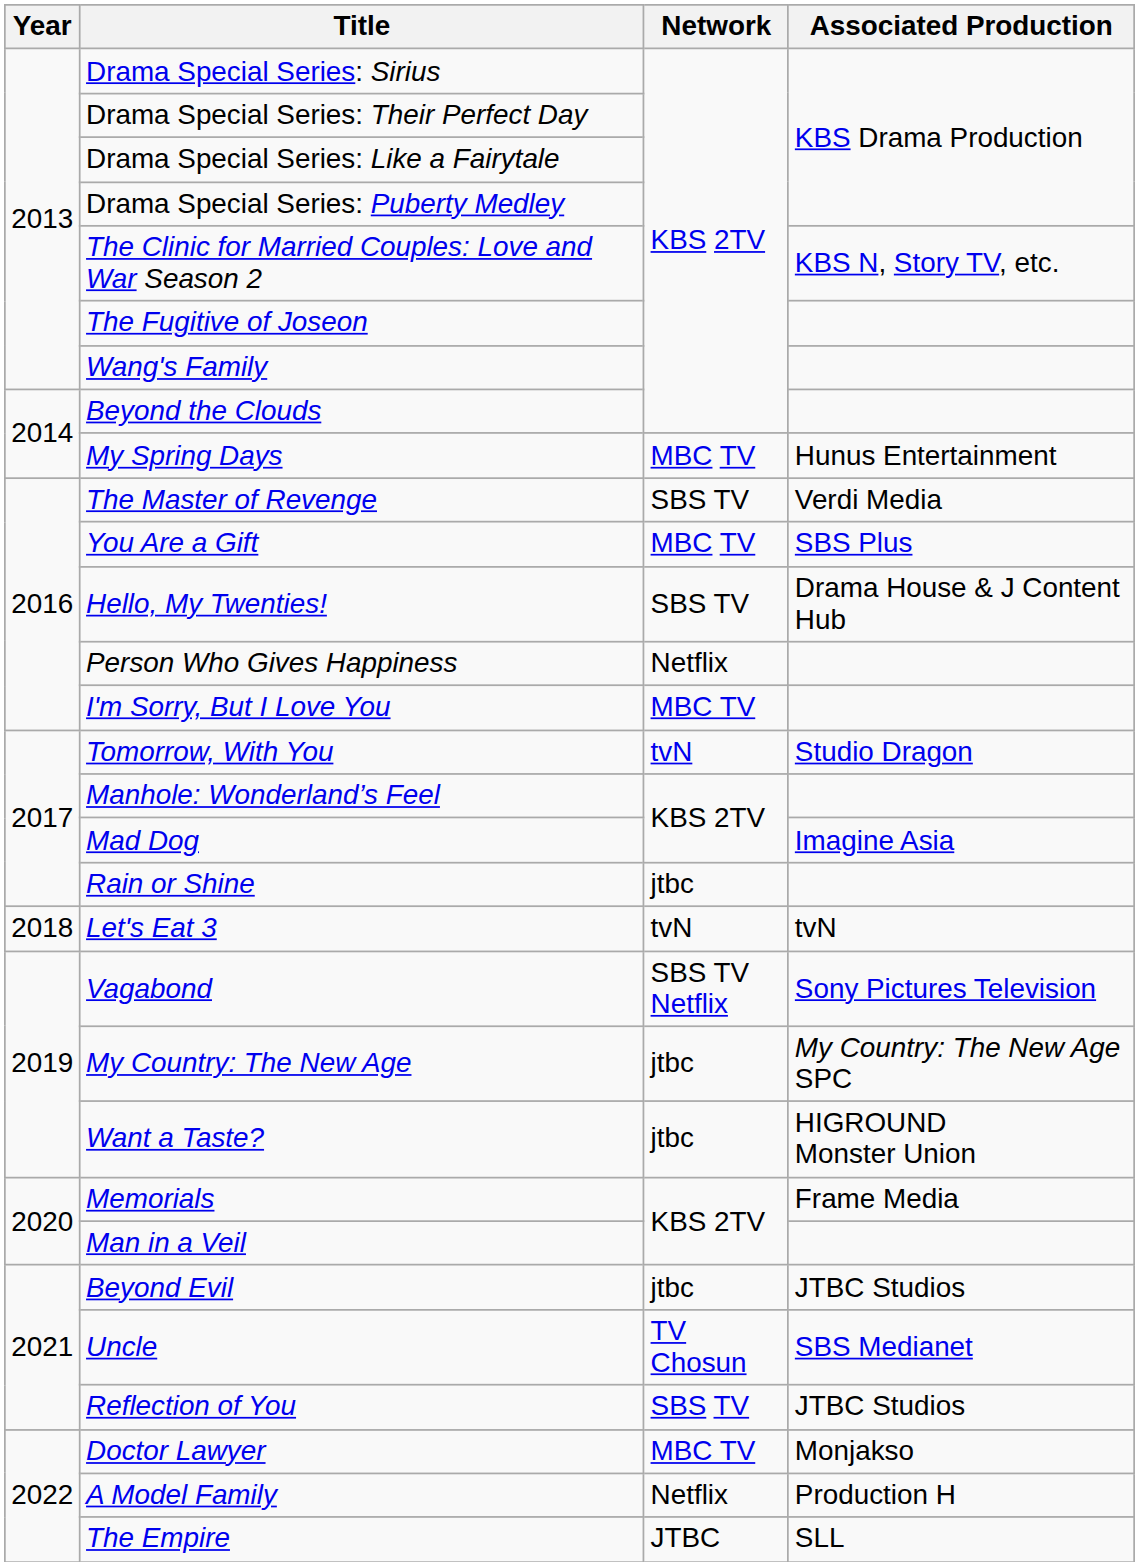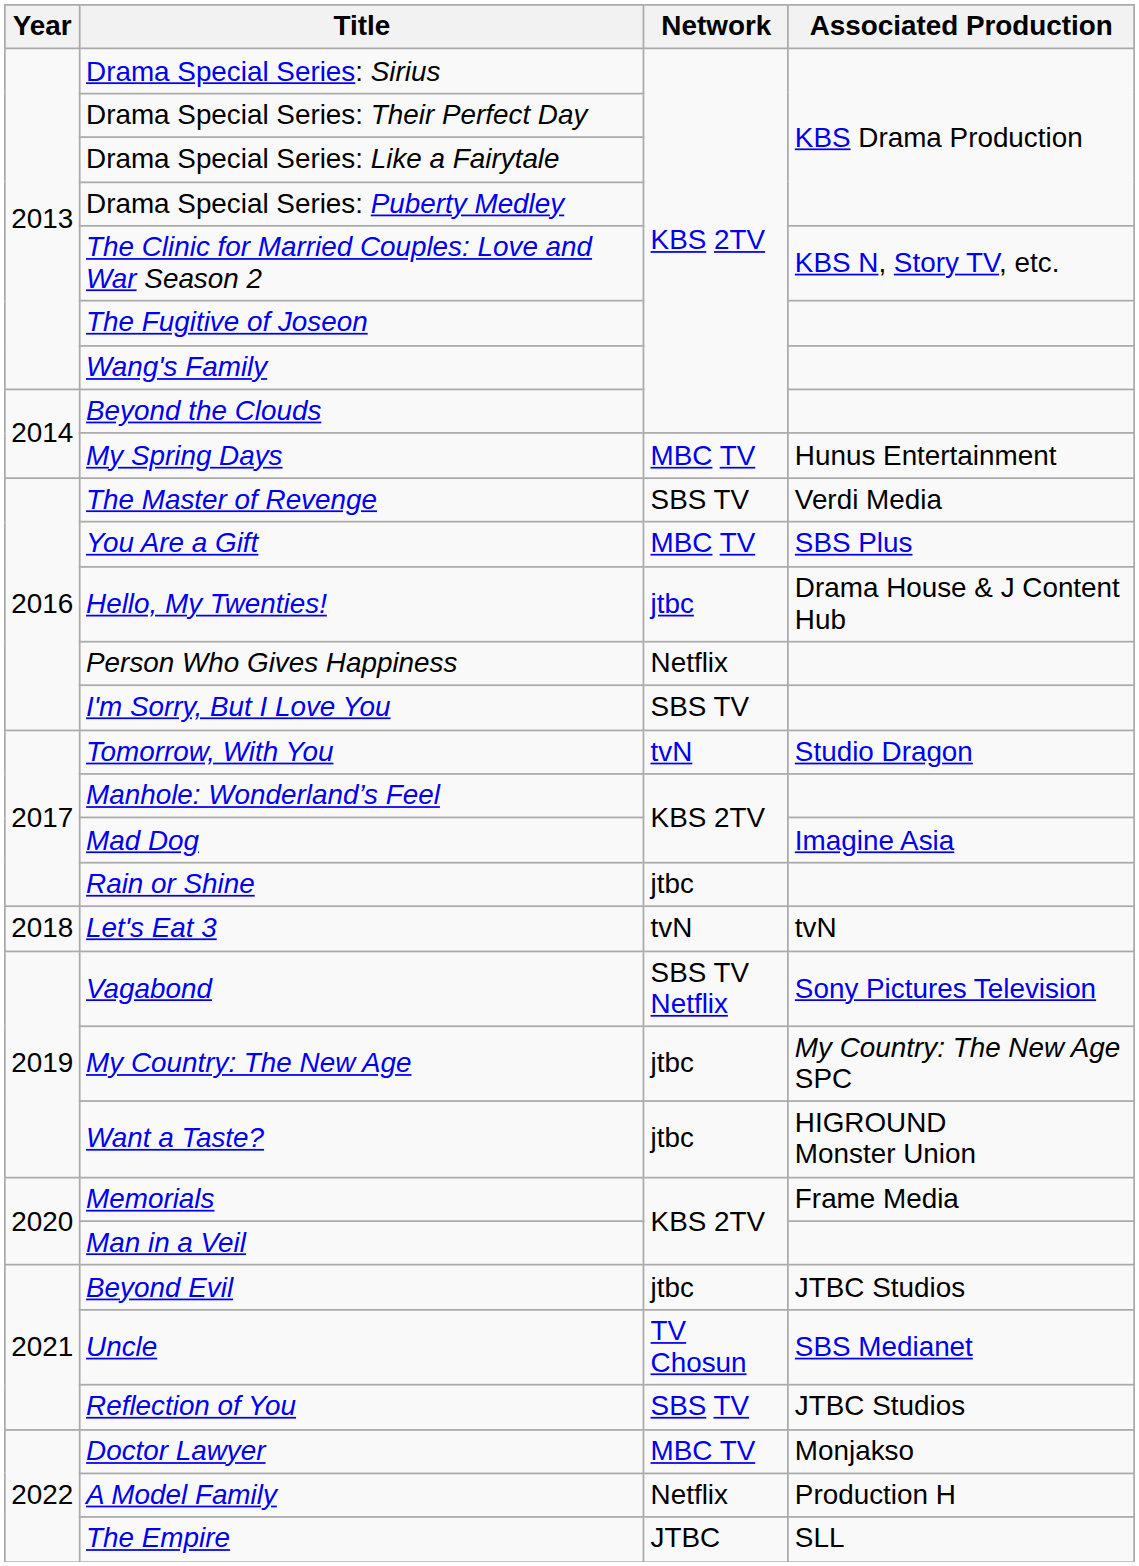(700, 603) SBS TV -> (672, 603) jtbc
(703, 707) MBC TV -> (700, 707) SBS TV
